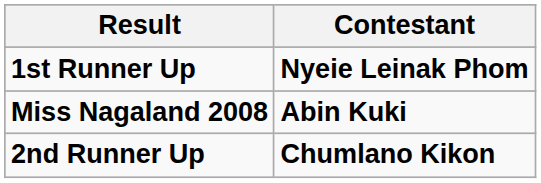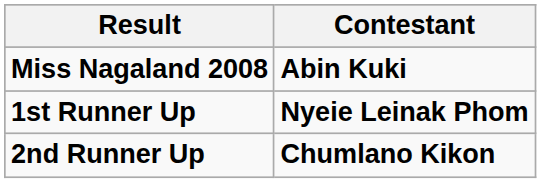rows swapped: (140, 111) <-> (103, 68)
